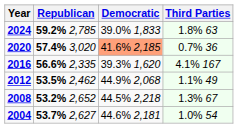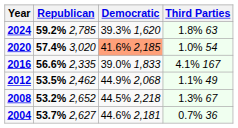(131, 30) 39.0% 1,833 -> (131, 30) 39.3% 1,620
(198, 47) 0.7% 36 -> (198, 47) 1.0% 54
(131, 64) 39.3% 1,620 -> (131, 64) 39.0% 1,833
(198, 114) 1.0% 54 -> (198, 114) 0.7% 36
